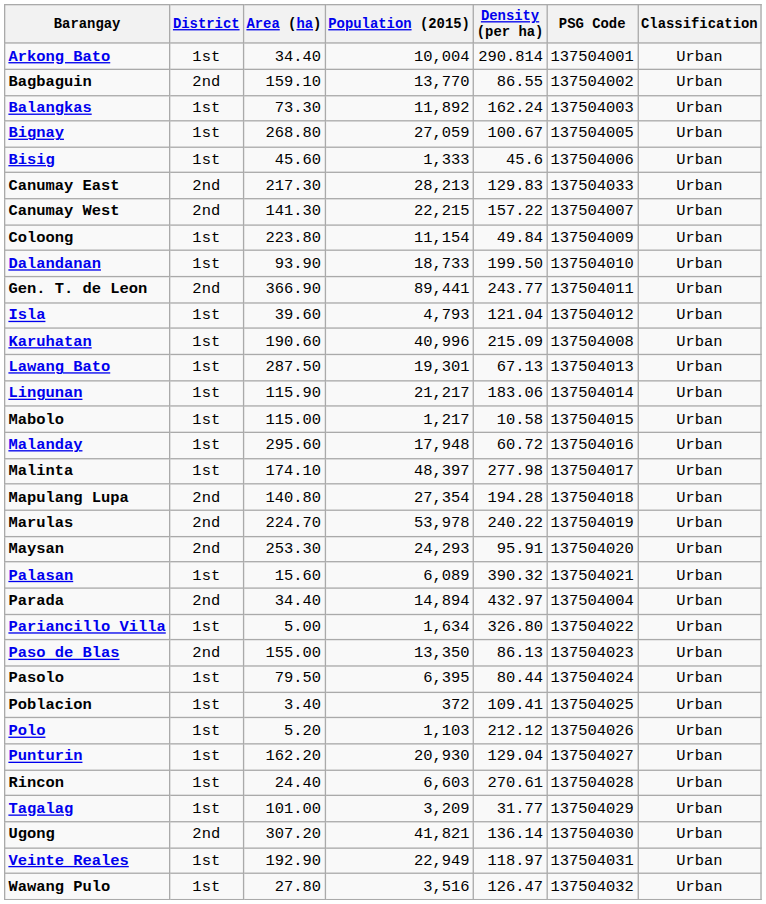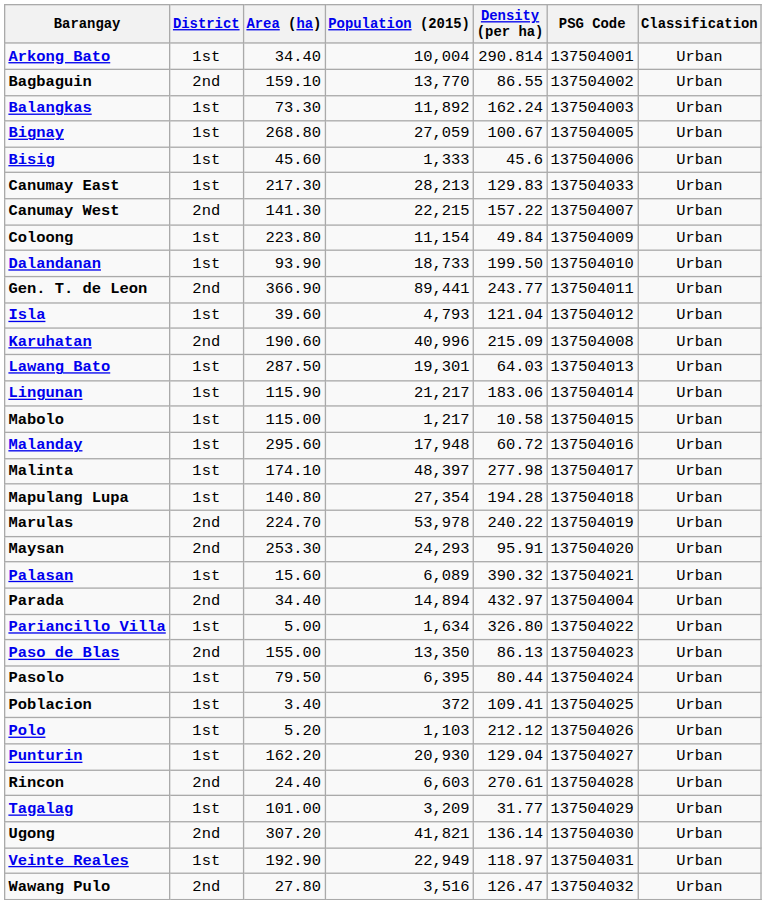(206, 186) 2nd -> (206, 186) 1st
(206, 341) 1st -> (206, 341) 2nd
(520, 367) 67.13 -> (520, 367) 64.03
(206, 497) 2nd -> (206, 497) 1st
(206, 782) 1st -> (206, 782) 2nd
(206, 886) 1st -> (206, 886) 2nd
